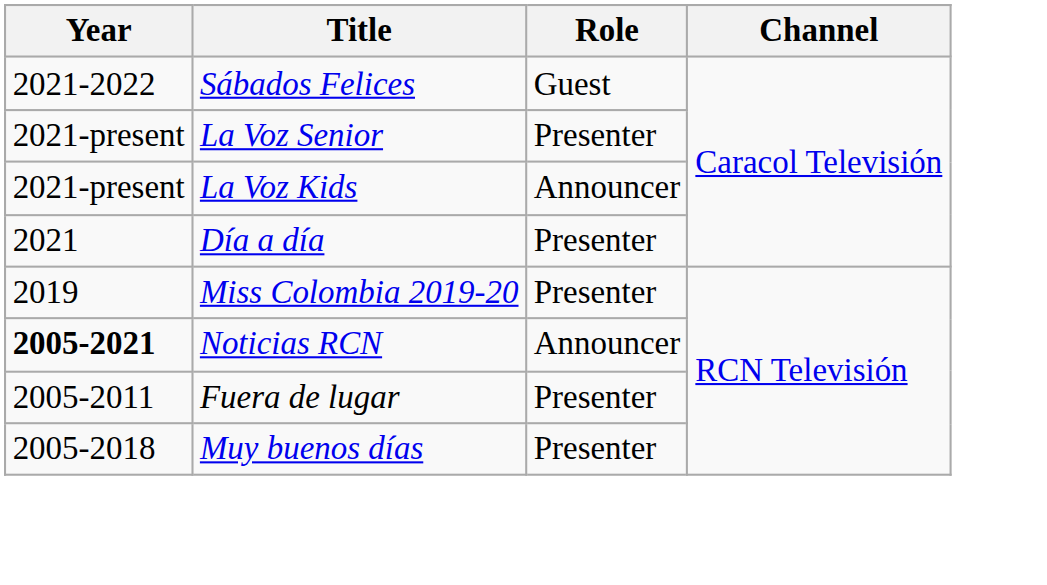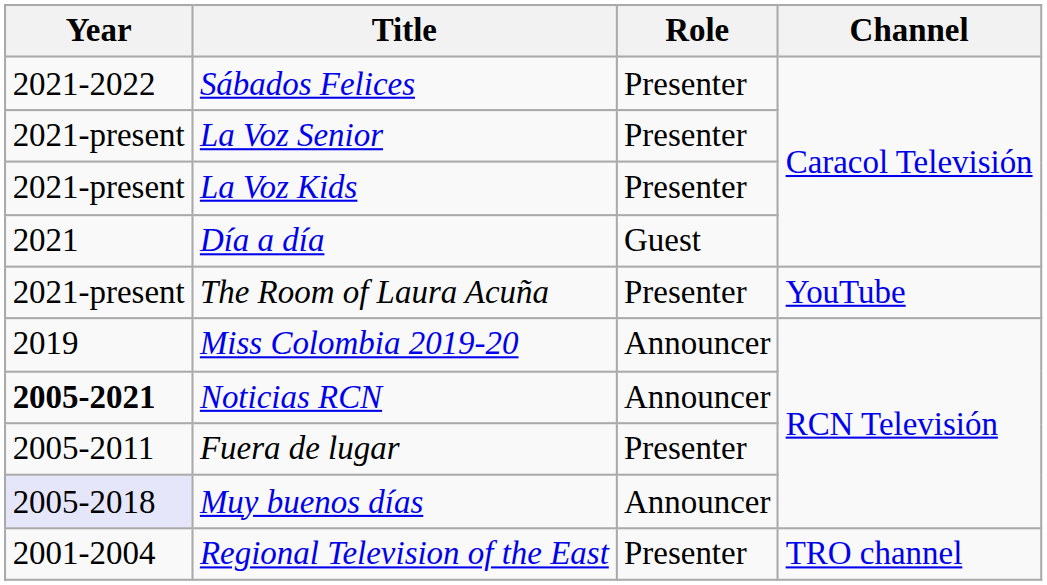(572, 82) Guest -> (685, 82) Presenter
(607, 187) Announcer -> (685, 187) Presenter
(595, 239) Presenter -> (662, 239) Guest
+ row: (374, 291)
(595, 291) Presenter -> (697, 344) Announcer
(84, 448) no background -> (84, 501) lavender background
(595, 448) Presenter -> (697, 501) Announcer
+ row: (404, 553)
